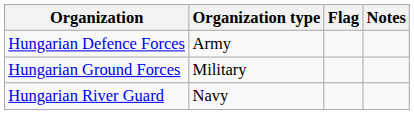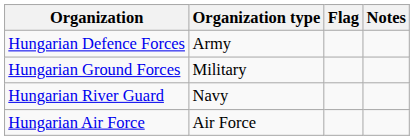+ row: (77, 122)
